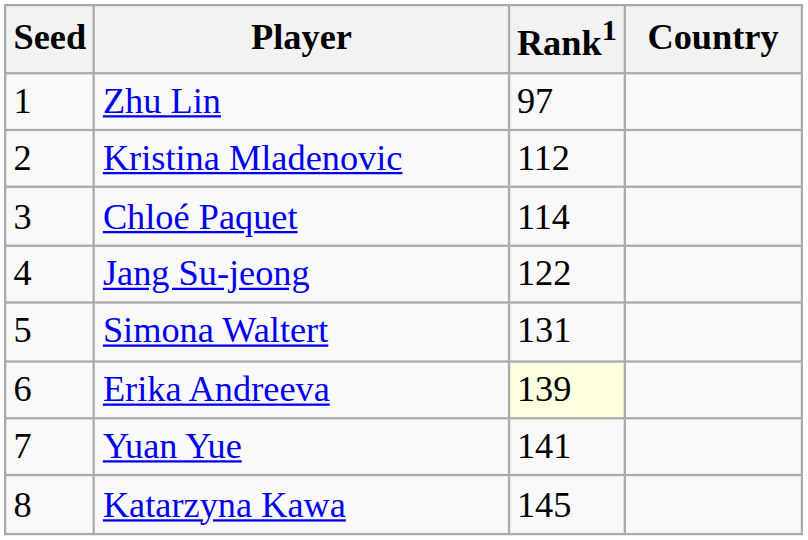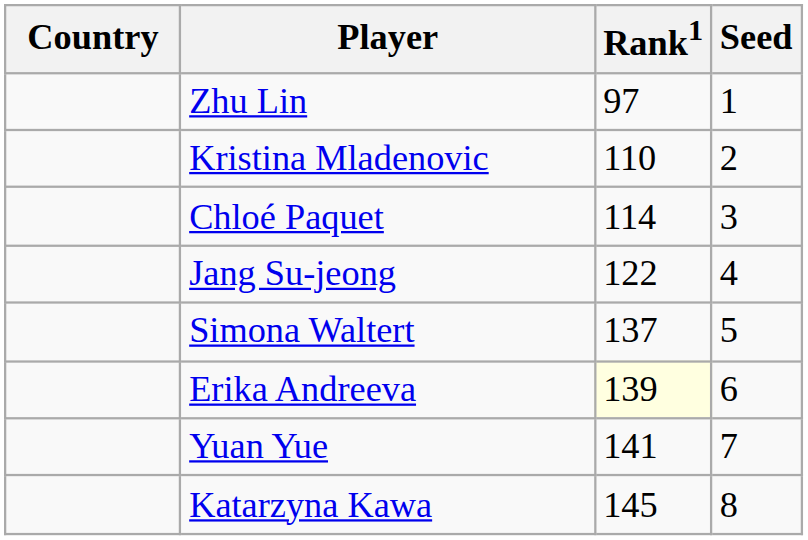columns swapped: (713, 38) <-> (50, 38)
(543, 158) 112 -> (630, 158) 110
(544, 331) 131 -> (630, 331) 137
